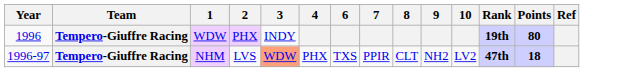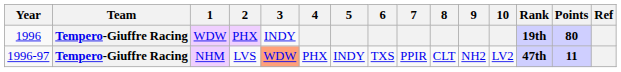+ column: (349, 15)
(534, 56) 18 -> (572, 56) 11
